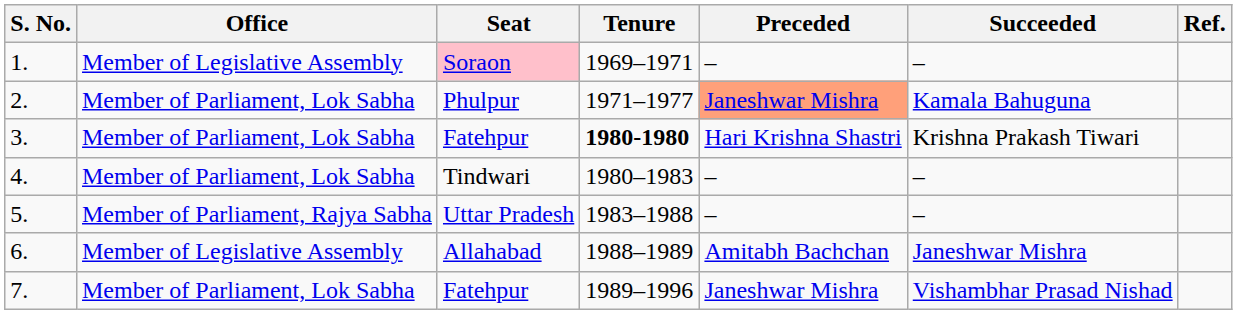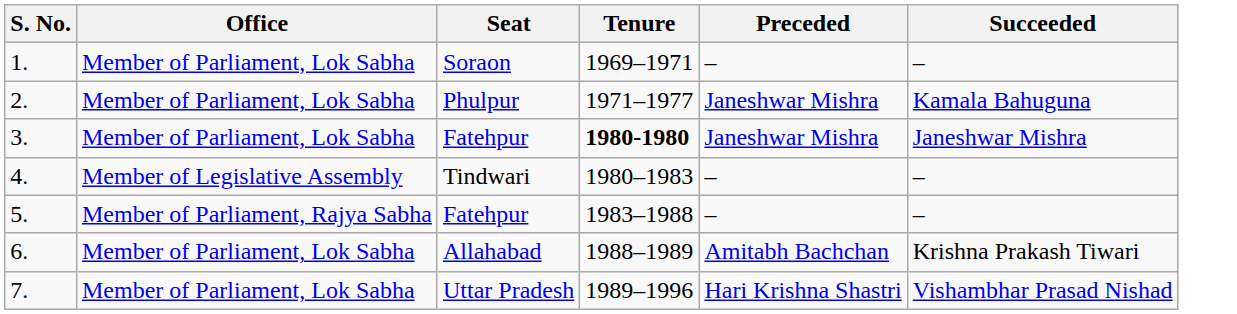- column: (1205, 23)
(242, 61) Member of Legislative Assembly -> (248, 61) Member of Parliament, Lok Sabha
(477, 61) pink background -> (477, 61) no background
(791, 99) lightsalmon background -> (791, 99) no background
(803, 137) Hari Krishna Shastri -> (791, 137) Janeshwar Mishra
(1026, 137) Krishna Prakash Tiwari -> (1000, 137) Janeshwar Mishra
(248, 175) Member of Parliament, Lok Sabha -> (242, 175) Member of Legislative Assembly
(509, 213) Uttar Pradesh -> (486, 213) Fatehpur
(242, 251) Member of Legislative Assembly -> (248, 251) Member of Parliament, Lok Sabha
(1000, 251) Janeshwar Mishra -> (1026, 251) Krishna Prakash Tiwari
(486, 289) Fatehpur -> (509, 289) Uttar Pradesh
(791, 289) Janeshwar Mishra -> (803, 289) Hari Krishna Shastri
